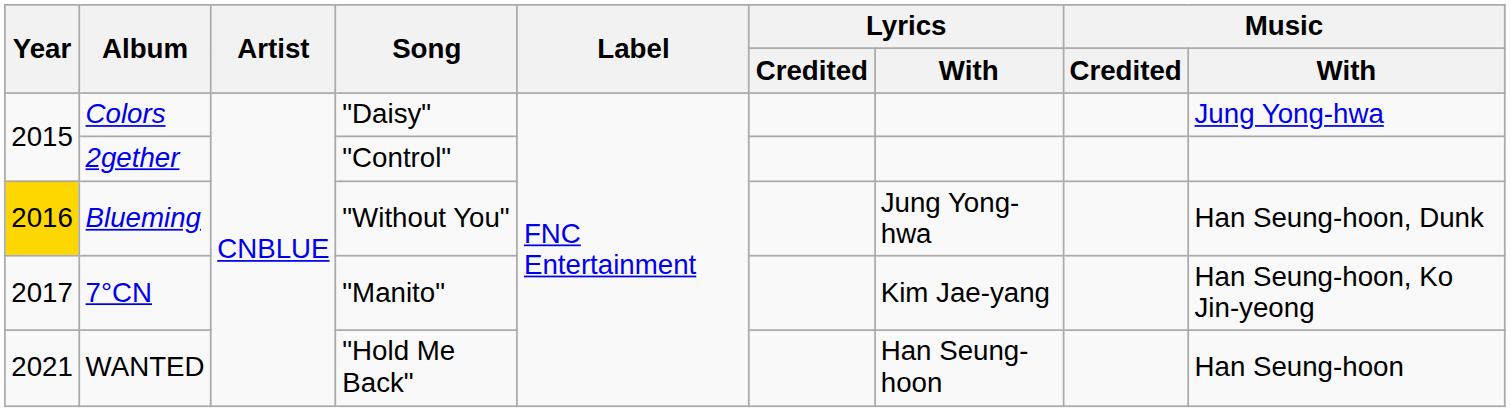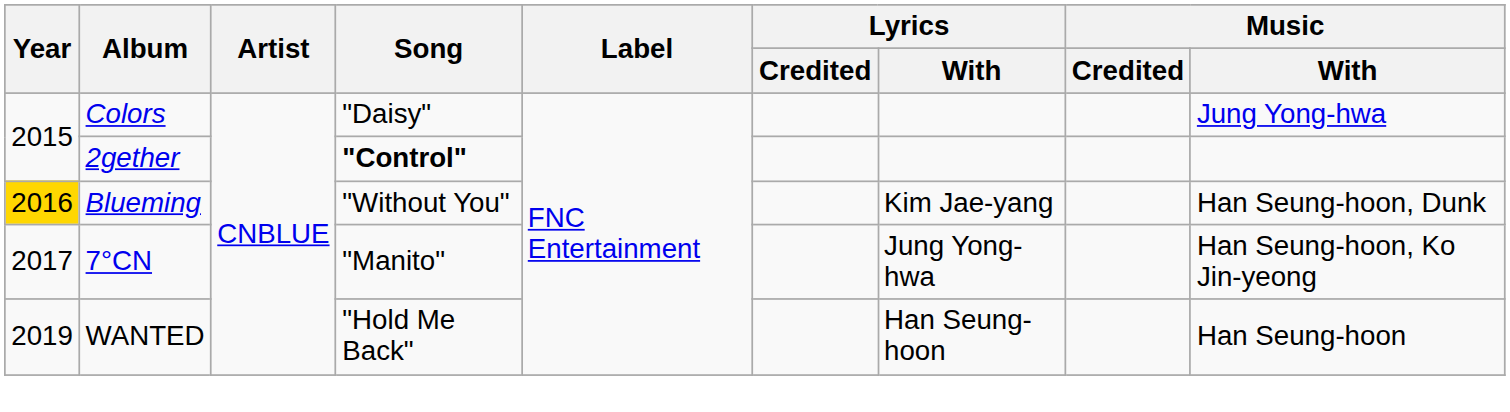(397, 158) normal -> (405, 158) bold
(950, 217) Jung Yong-hwa -> (969, 202) Kim Jae-yang
(965, 292) Kim Jae-yang -> (953, 261) Jung Yong-hwa
(42, 367) 2021 -> (42, 336) 2019
